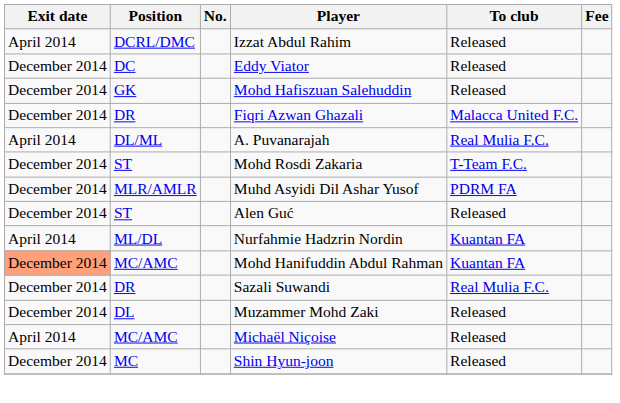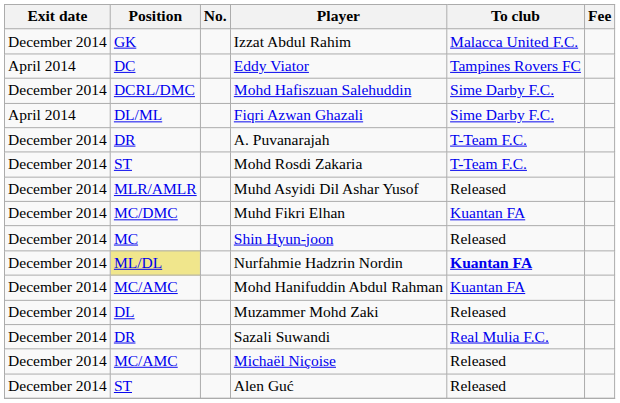(42, 41) April 2014 -> (57, 41) December 2014
(154, 41) DCRL/DMC -> (125, 41) GK
(478, 41) Released -> (514, 41) Malacca United F.C.
(57, 66) December 2014 -> (42, 66) April 2014
(478, 66) Released -> (515, 66) Tampines Rovers FC
(125, 90) GK -> (154, 90) DCRL/DMC
(478, 90) Released -> (502, 90) Sime Darby F.C.
(57, 115) December 2014 -> (42, 115) April 2014
(125, 115) DR -> (138, 115) DL/ML
(514, 115) Malacca United F.C. -> (502, 115) Sime Darby F.C.
(42, 139) April 2014 -> (57, 139) December 2014
(138, 139) DL/ML -> (125, 139) DR
(499, 139) Real Mulia F.C. -> (489, 139) T-Team F.C.
(483, 189) PDRM FA -> (478, 189) Released
+ row: (289, 213)
rows swapped: (284, 361) <-> (264, 213)
(42, 238) April 2014 -> (57, 262) December 2014
(138, 238) no background -> (138, 262) khaki background
(488, 238) normal -> (491, 262) bold
(57, 262) lightsalmon background -> (57, 287) no background
rows swapped: (306, 312) <-> (282, 287)
(42, 336) April 2014 -> (57, 361) December 2014
